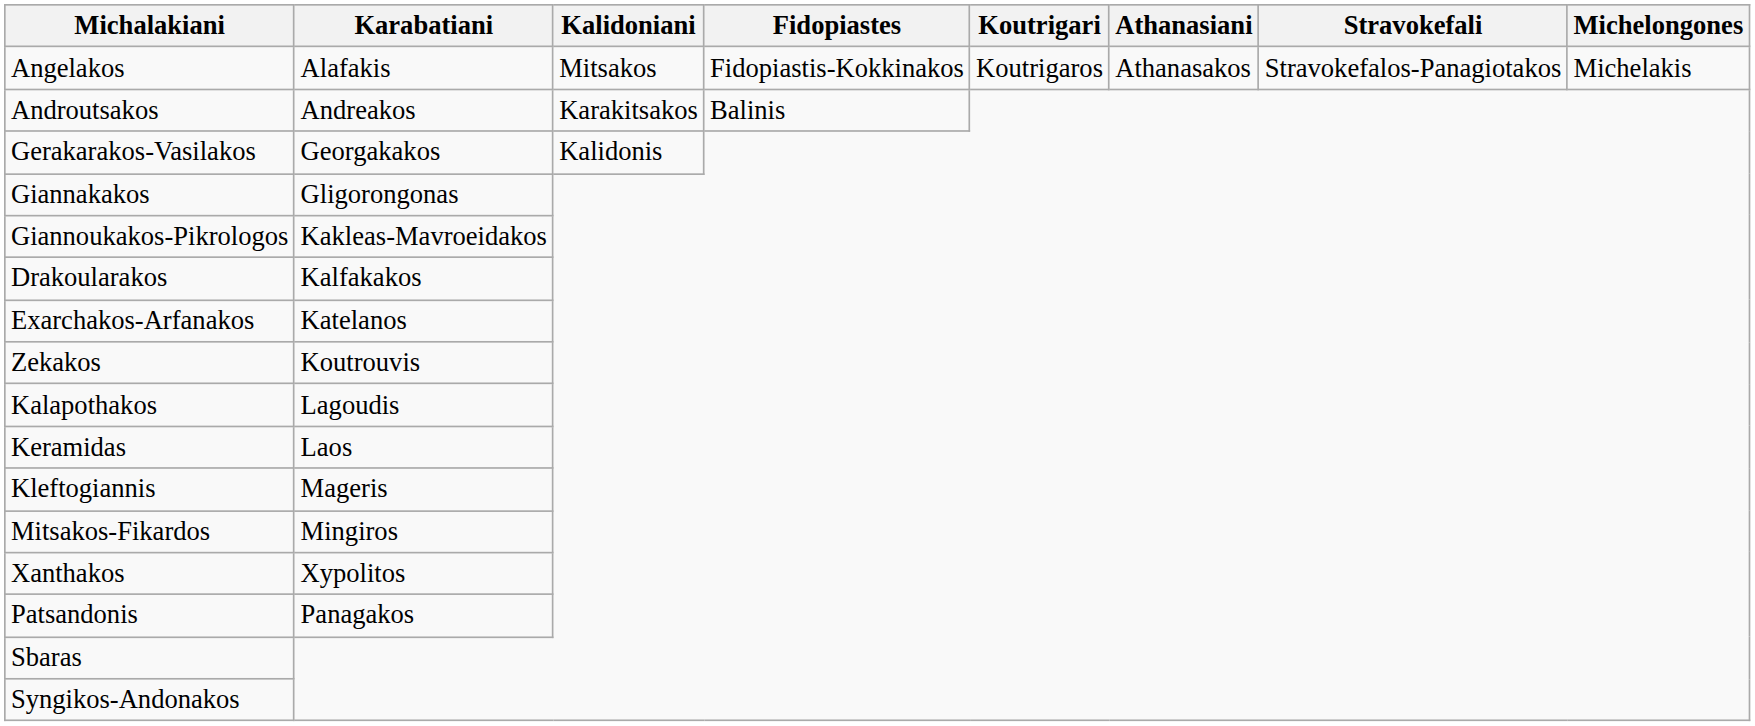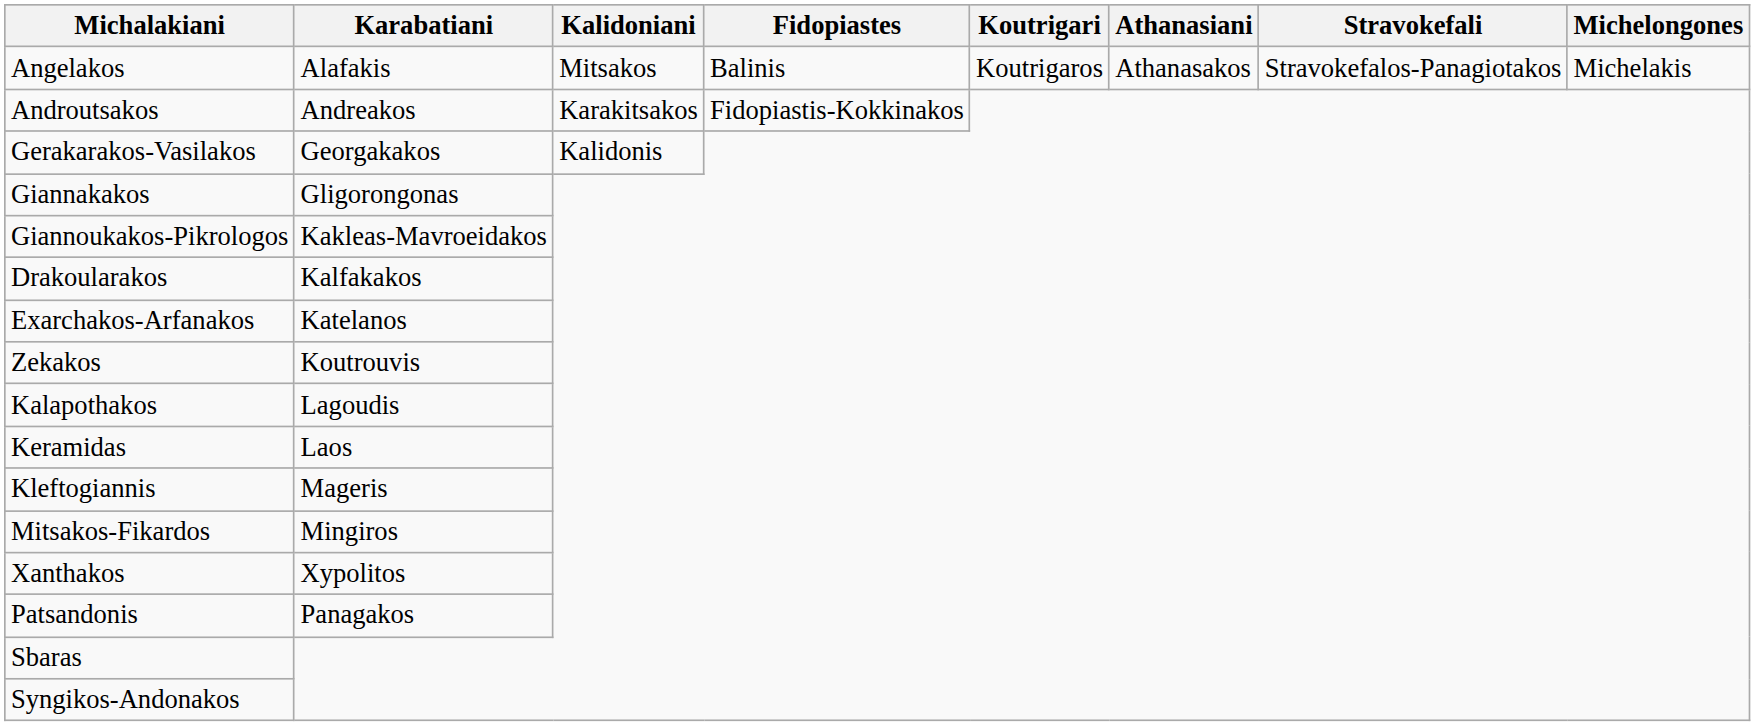(837, 67) Fidopiastis-Kokkinakos -> (748, 67) Balinis
(748, 109) Balinis -> (837, 109) Fidopiastis-Kokkinakos
